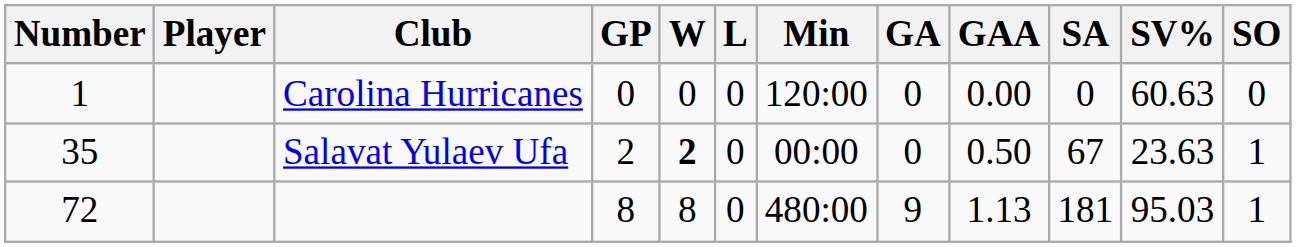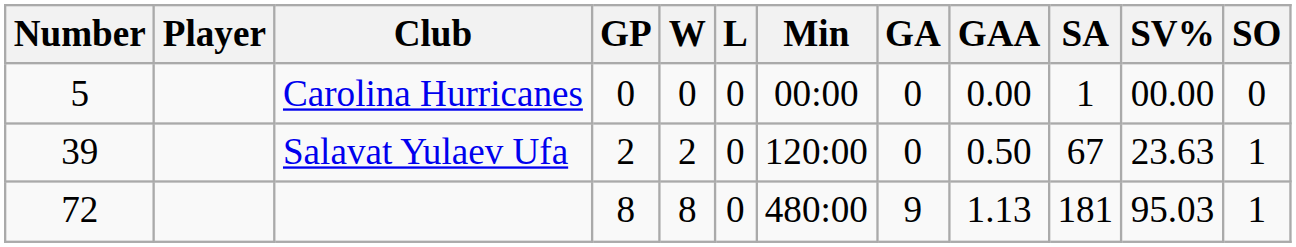(80, 92) 1 -> (80, 92) 5
(816, 92) 120:00 -> (816, 92) 00:00
(1085, 92) 0 -> (1085, 92) 1
(1172, 92) 60.63 -> (1172, 92) 00.00
(80, 151) 35 -> (80, 151) 39
(687, 151) bold -> (687, 151) normal
(816, 151) 00:00 -> (816, 151) 120:00
